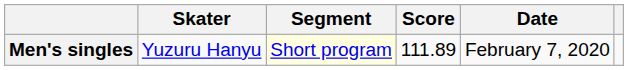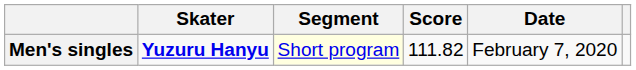(202, 49) normal -> (205, 49) bold
(428, 49) 111.89 -> (436, 49) 111.82
